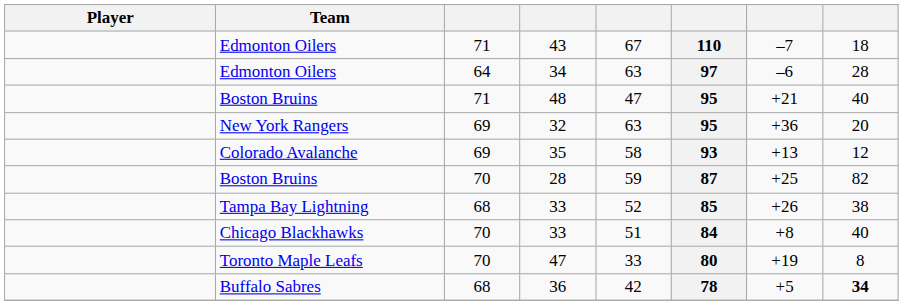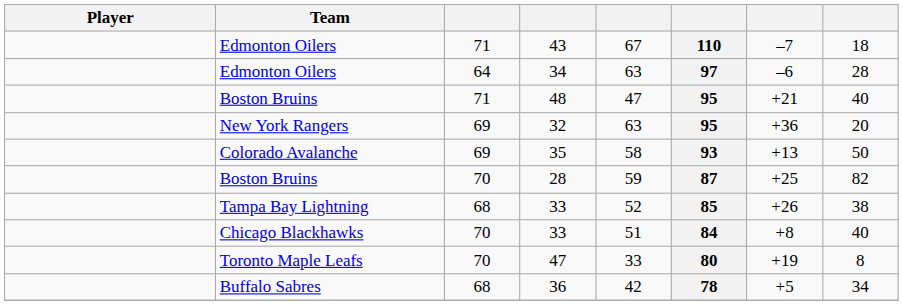(860, 152) 12 -> (860, 152) 50
(860, 286) bold -> (860, 286) normal
